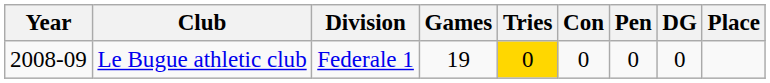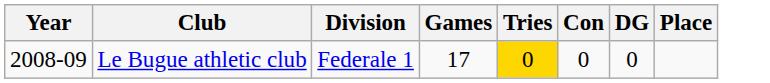- column: (633, 22)
(458, 59) 19 -> (458, 59) 17
